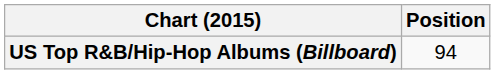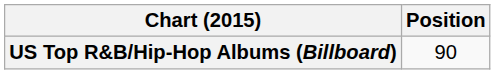(446, 52) 94 -> (446, 52) 90
